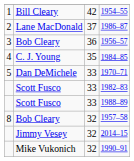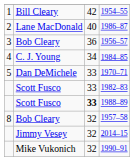(92, 27) 37 -> (92, 27) 40
(92, 57) 35 -> (92, 57) 34
(92, 103) normal -> (92, 103) bold
